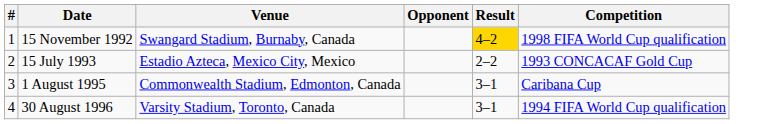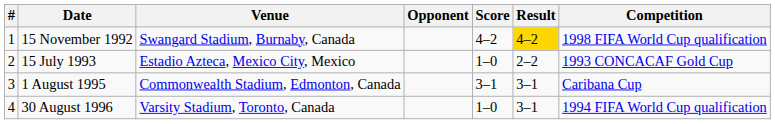+ column: (493, 15)
